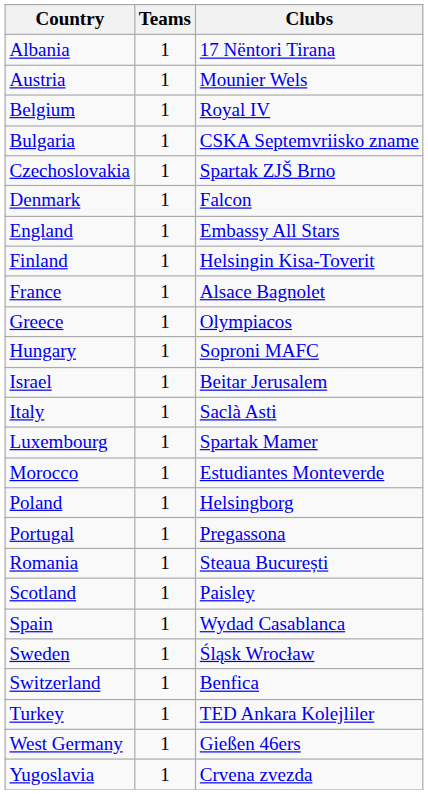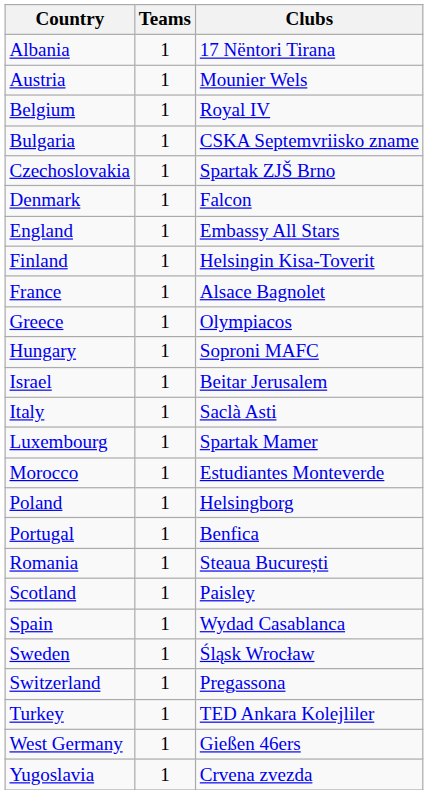(243, 532) Pregassona -> (229, 532) Benfica
(229, 683) Benfica -> (243, 683) Pregassona
